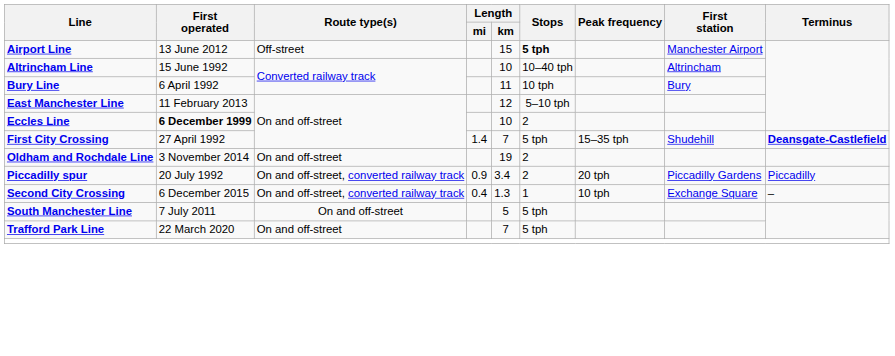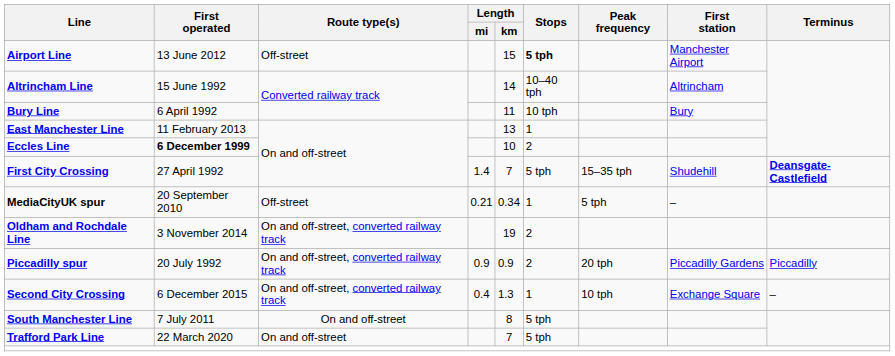(506, 67) 10 -> (509, 86) 14
(506, 103) 12 -> (509, 129) 13
(548, 103) 5–10 tph -> (529, 129) 1
+ row: (56, 202)
(299, 157) On and off-street -> (351, 233) On and off-street, converted railway track
(502, 175) 3.4 -> (506, 263) 0.9
(506, 211) 5 -> (509, 319) 8
